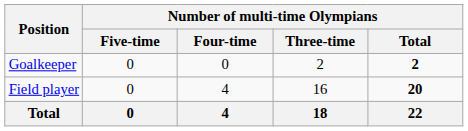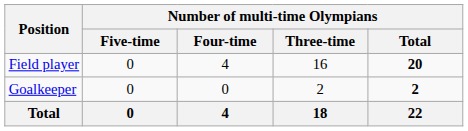rows swapped: (44, 89) <-> (42, 65)
